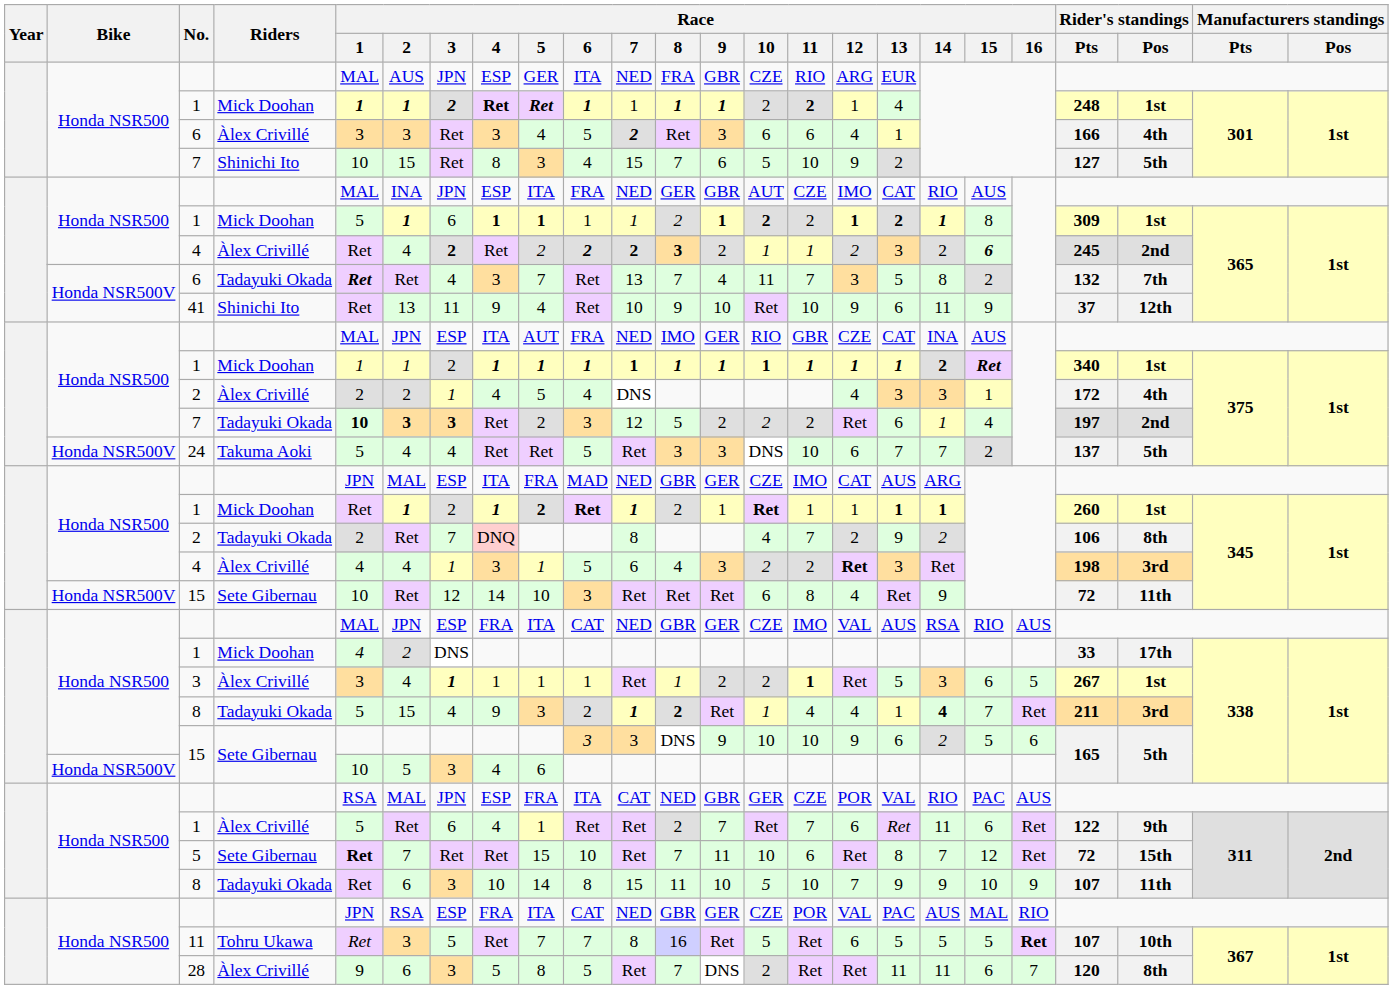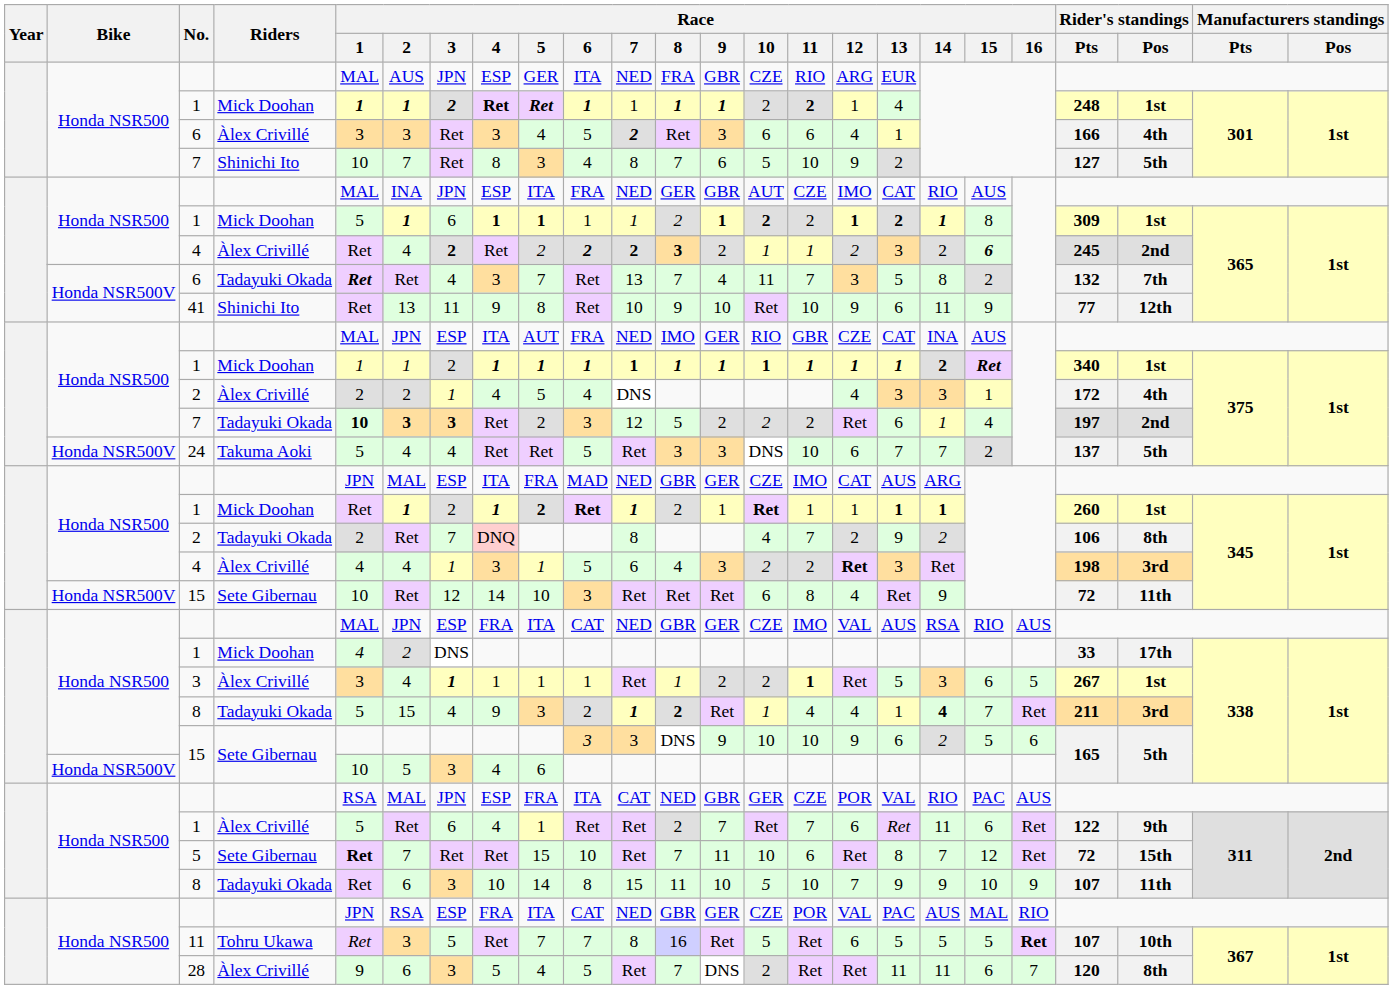(407, 163) 15 -> (407, 163) 7
(634, 163) 15 -> (634, 163) 8
(541, 307) 4 -> (541, 307) 8
(1087, 307) 37 -> (1087, 307) 77
(541, 970) 8 -> (541, 970) 4
